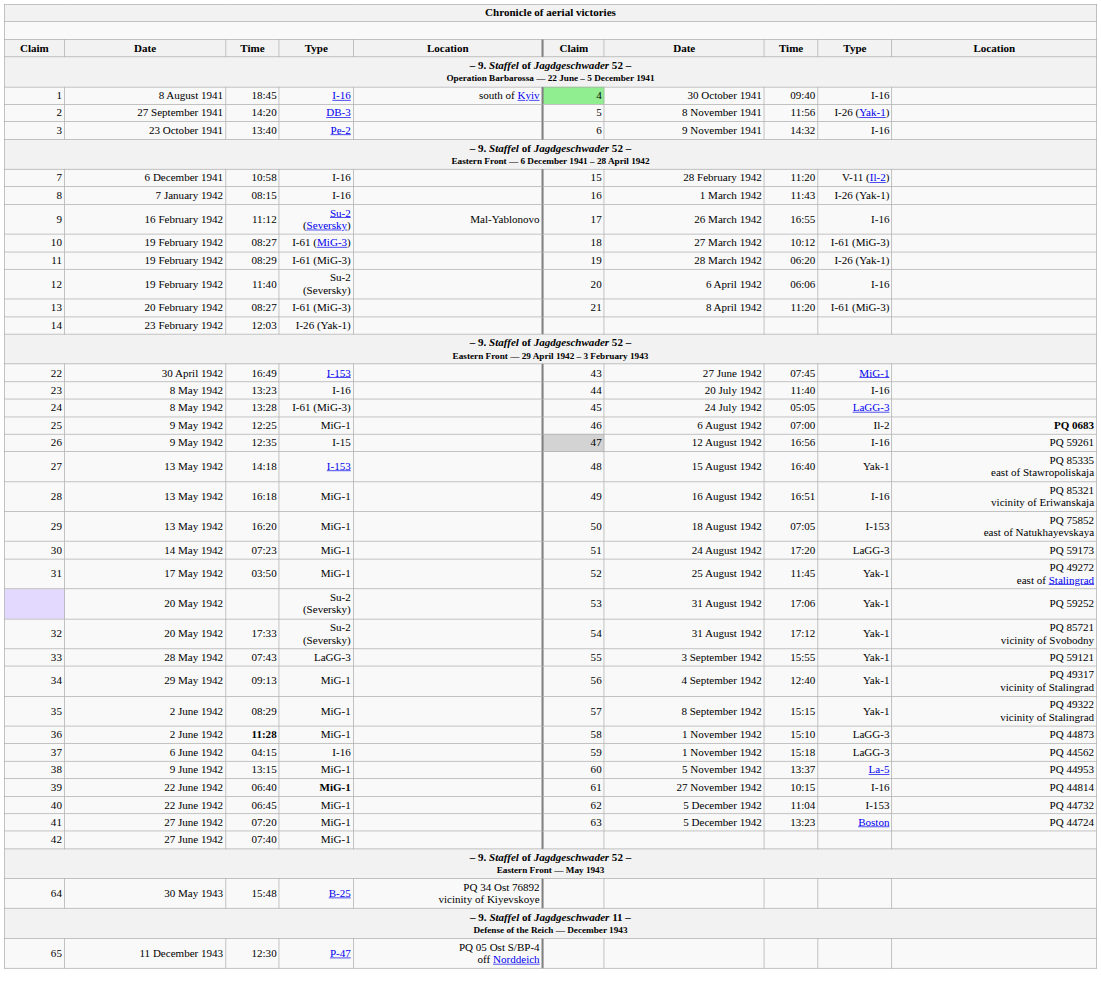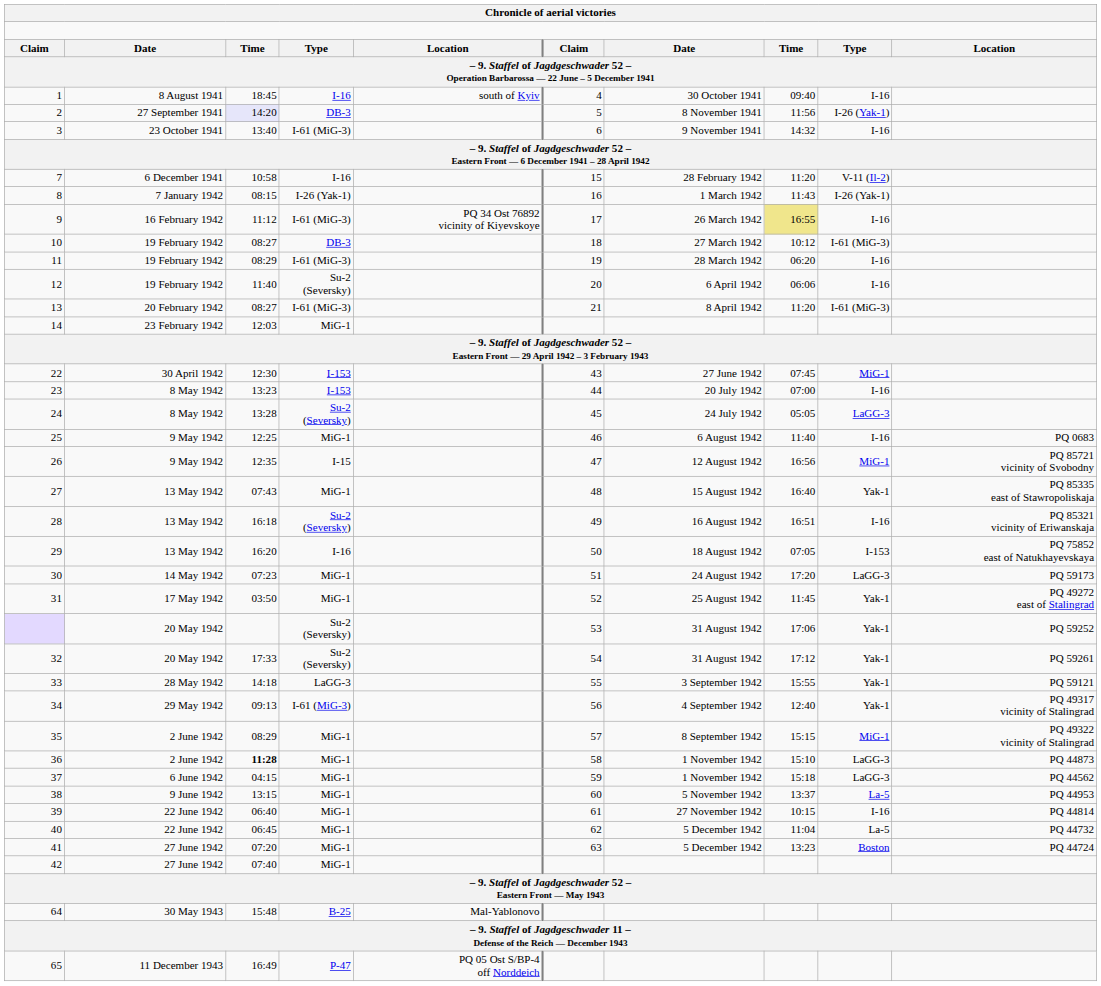(599, 95) lightgreen background -> (599, 95) no background
(264, 113) no background -> (264, 113) lavender background
(341, 130) Pe-2 -> (321, 130) I-61 (MiG-3)
(342, 195) I-16 -> (323, 195) I-26 (Yak-1)
(327, 219) Su-2 (Seversky) -> (321, 219) I-61 (MiG-3)
(505, 219) Mal-Yablonovo -> (489, 219) PQ 34 Ost 76892 vicinity of Kiyevskoye
(803, 219) no background -> (803, 219) khaki background
(321, 243) I-61 (MiG-3) -> (338, 243) DB-3
(862, 260) I-26 (Yak-1) -> (880, 260) I-16
(323, 325) I-26 (Yak-1) -> (336, 325) MiG-1
(264, 373) 16:49 -> (264, 373) 12:30
(342, 390) I-16 -> (339, 390) I-153
(803, 390) 11:40 -> (803, 390) 07:00
(321, 408) I-61 (MiG-3) -> (327, 414) Su-2 (Seversky)
(803, 425) 07:00 -> (803, 437) 11:40
(881, 425) Il-2 -> (880, 437) I-16
(1074, 425) bold -> (1075, 437) normal
(596, 443) lightgrey background -> (596, 461) no background
(880, 443) I-16 -> (874, 461) MiG-1
(1072, 443) PQ 59261 -> (1047, 461) PQ 85721 vicinity of Svobodny
(264, 466) 14:18 -> (264, 491) 07:43
(339, 466) I-153 -> (336, 491) MiG-1
(336, 496) MiG-1 -> (327, 521) Su-2 (Seversky)
(336, 526) MiG-1 -> (342, 551) I-16
(1047, 633) PQ 85721 vicinity of Svobodny -> (1072, 658) PQ 59261
(264, 657) 07:43 -> (264, 682) 14:18
(336, 681) MiG-1 -> (321, 706) I-61 (MiG-3)
(876, 711) Yak-1 -> (874, 736) MiG-1
(342, 752) I-16 -> (336, 777) MiG-1
(335, 787) bold -> (336, 812) normal
(877, 805) I-153 -> (879, 829) La-5
(489, 893) PQ 34 Ost 76892 vicinity of Kiyevskoye -> (505, 912) Mal-Yablonovo
(264, 953) 12:30 -> (264, 965) 16:49
